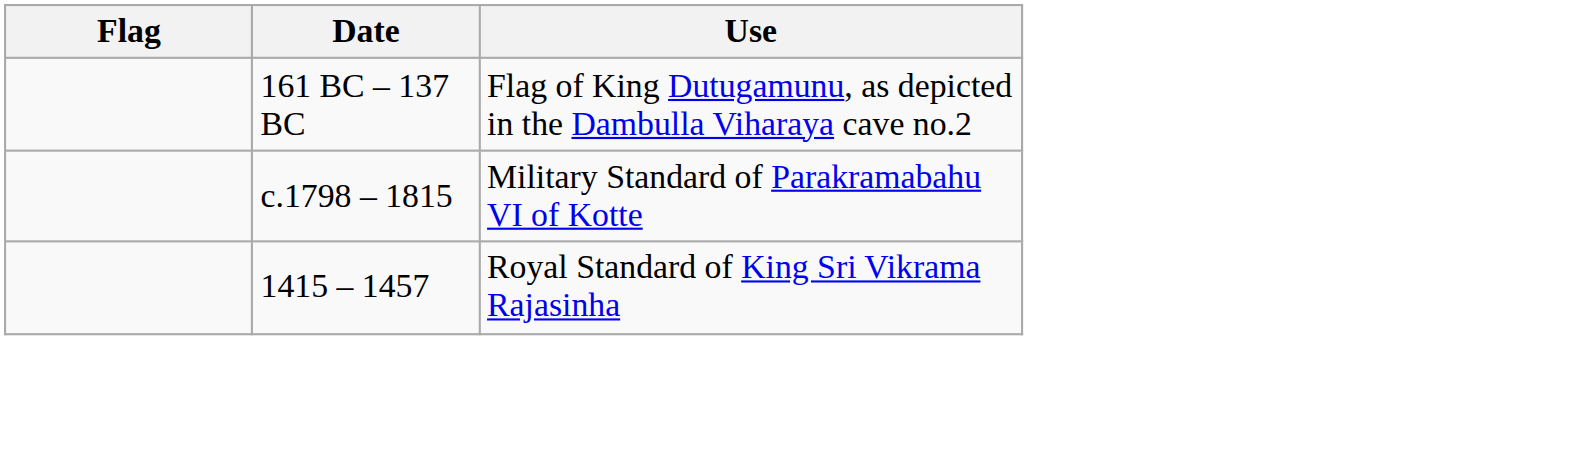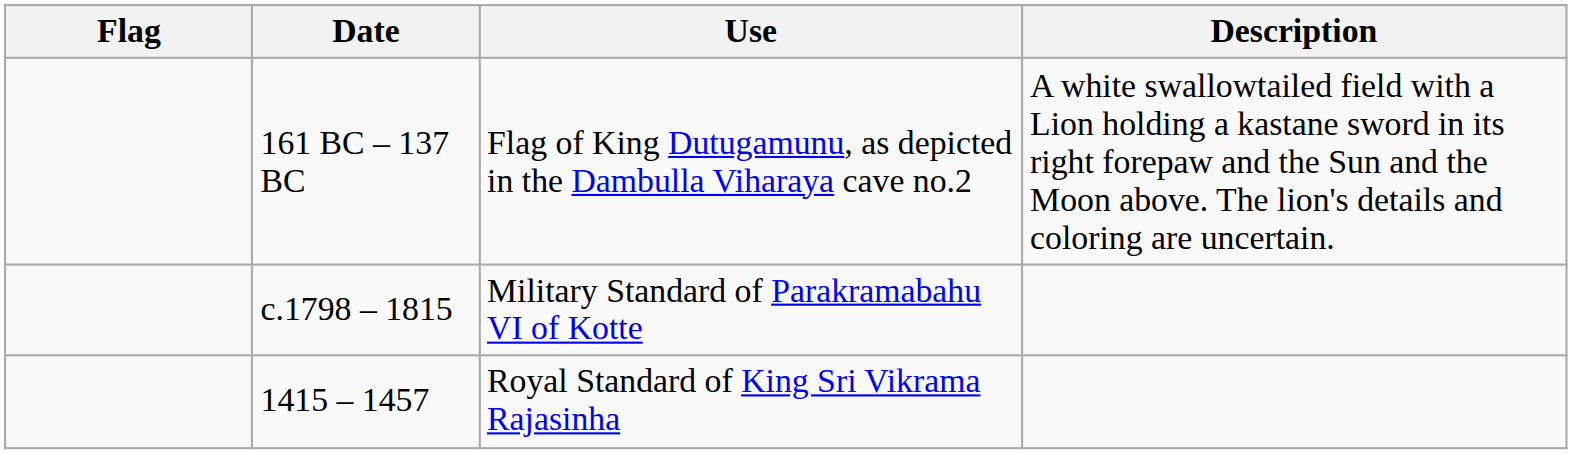+ column: (1294, 31)
